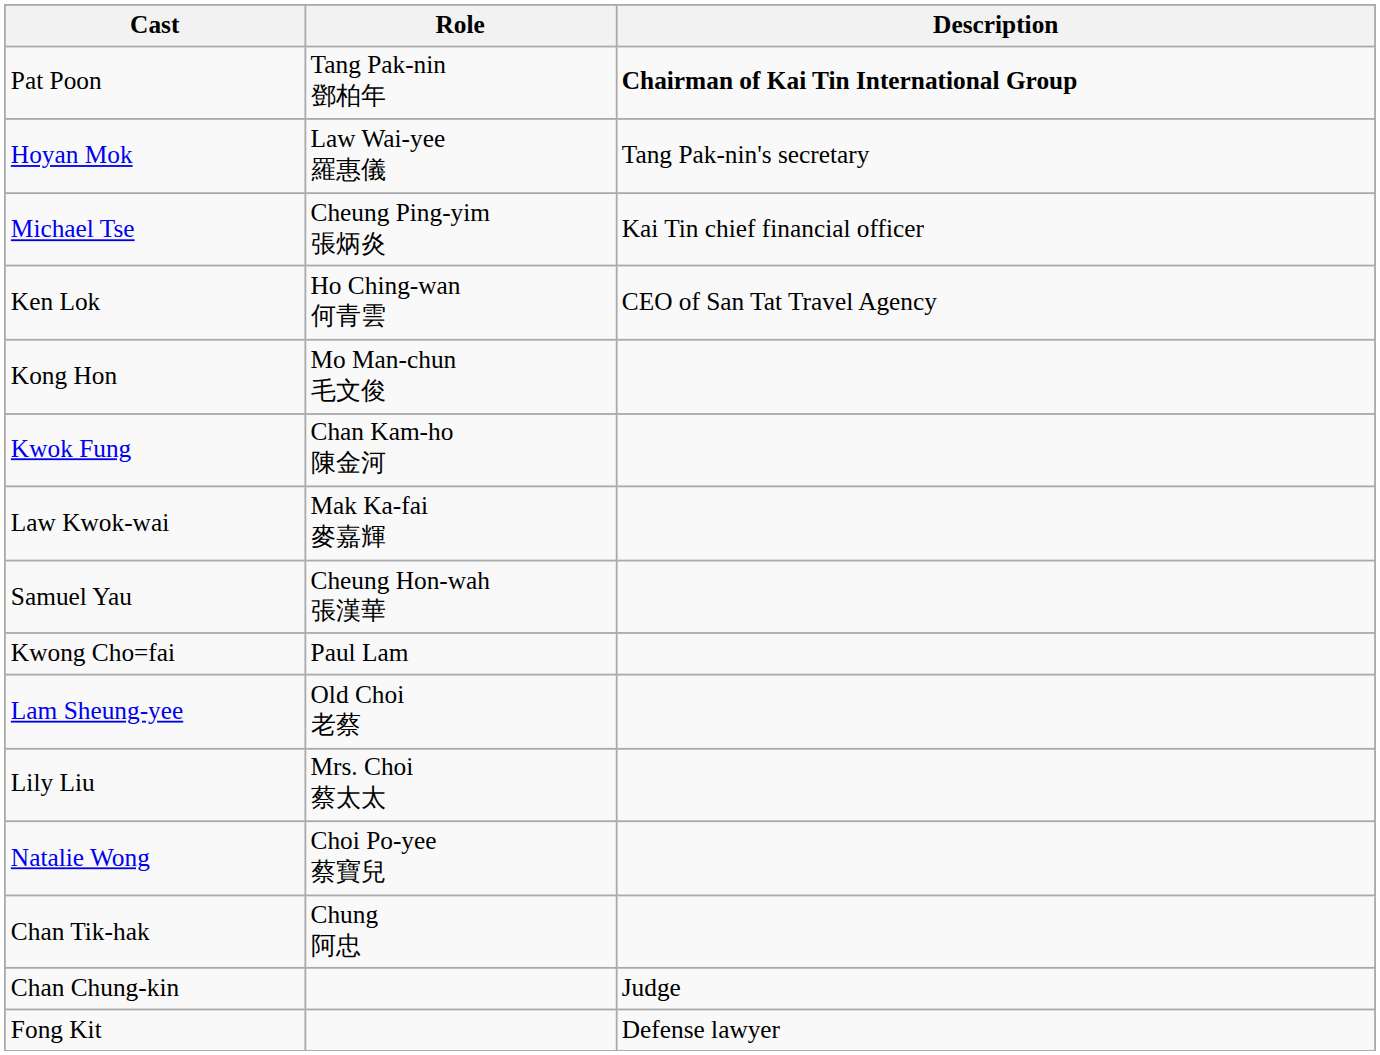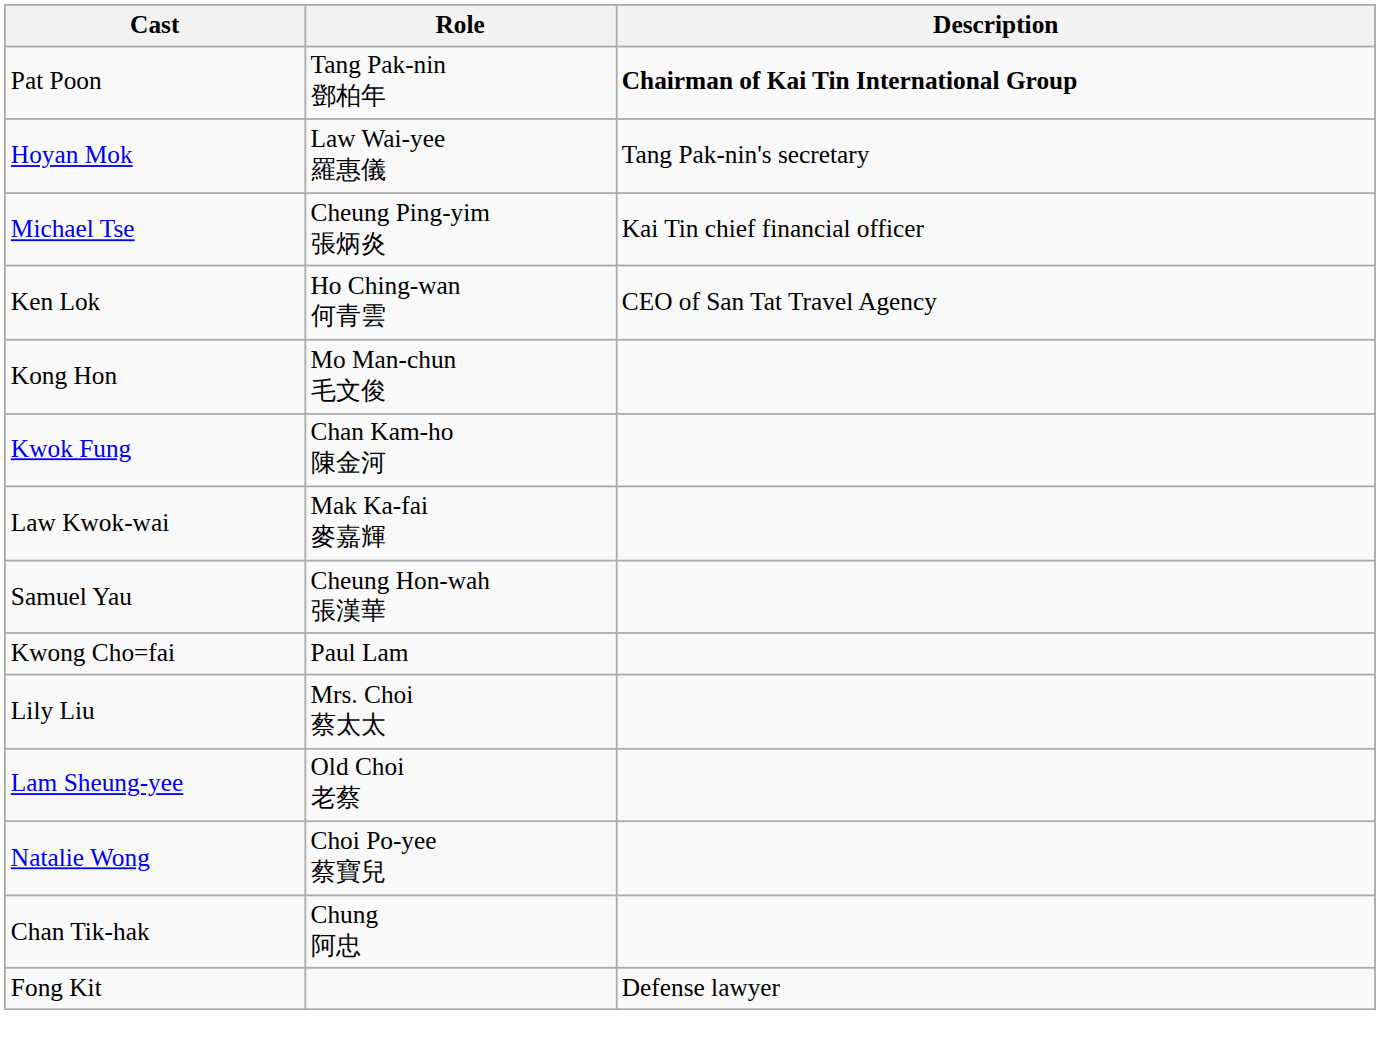rows swapped: (97, 710) <-> (53, 784)
- row: (95, 988)
